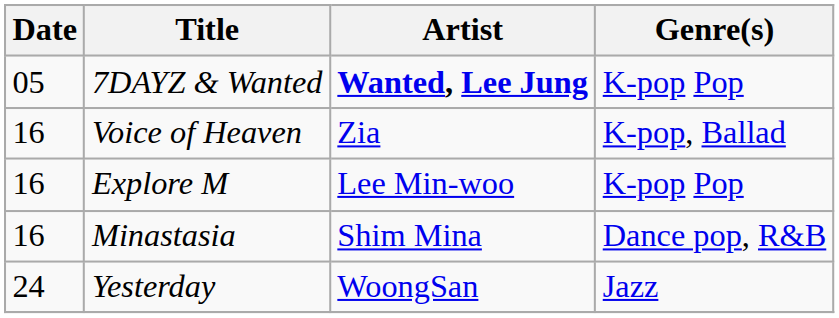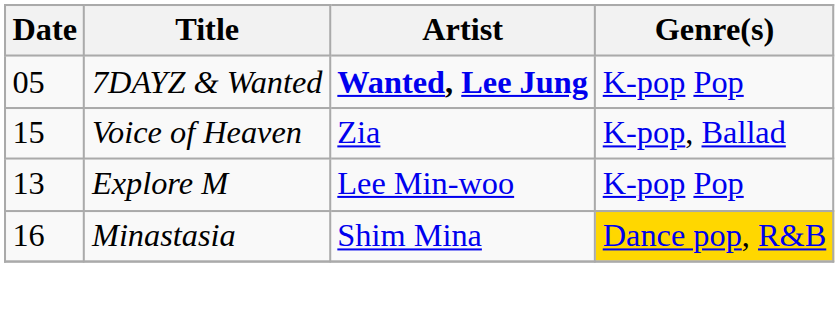(29, 132) 16 -> (29, 132) 15
(29, 183) 16 -> (29, 183) 13
(715, 235) no background -> (715, 235) gold background
- row: (154, 286)
